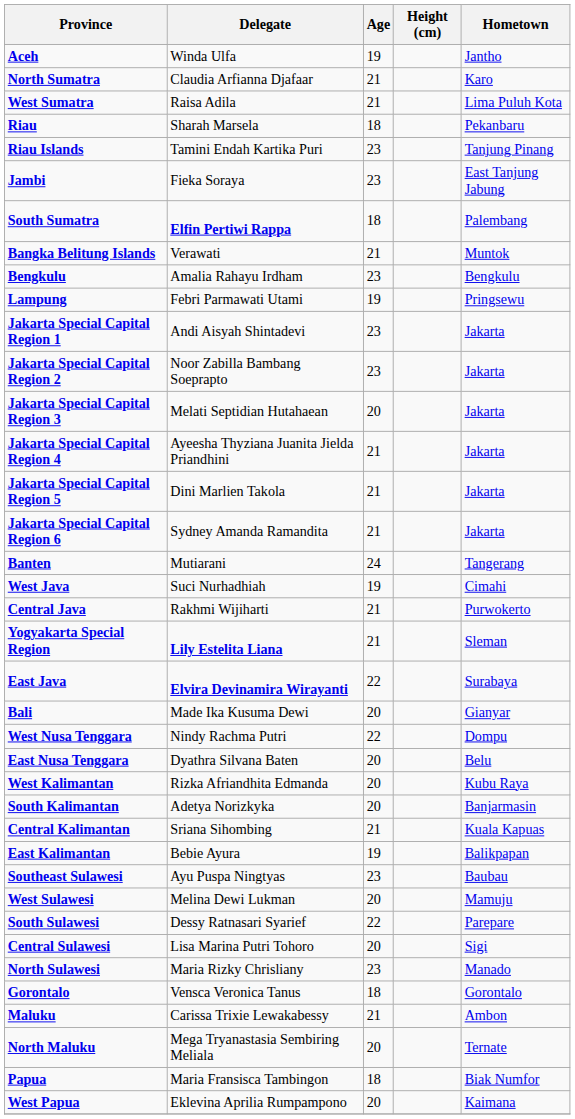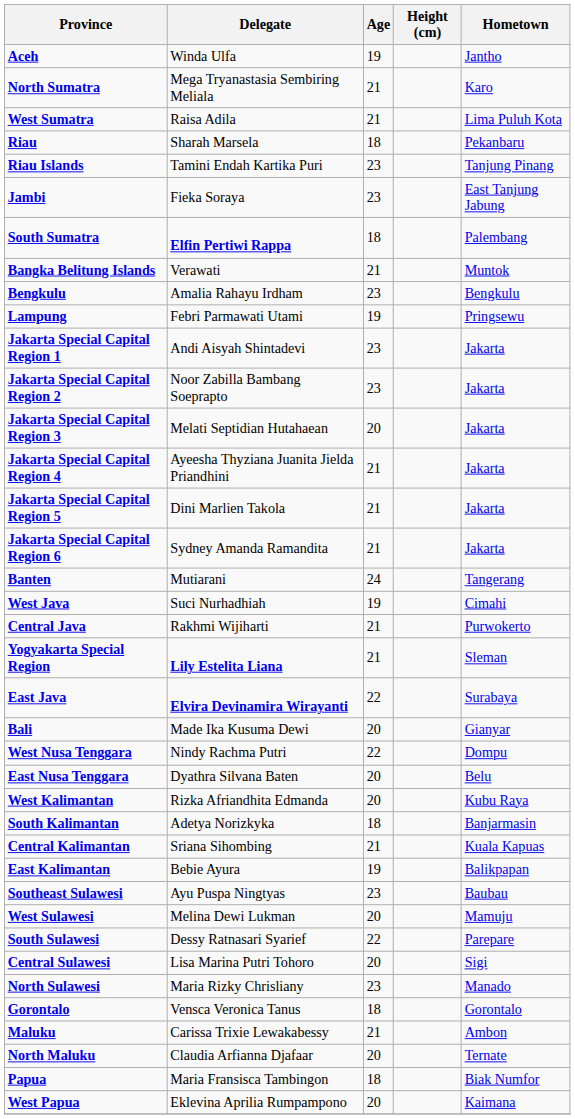(242, 79) Claudia Arfianna Djafaar -> (255, 88) Mega Tryanastasia Sembiring Meliala
(374, 806) 20 -> (374, 823) 18
(255, 1047) Mega Tryanastasia Sembiring Meliala -> (242, 1056) Claudia Arfianna Djafaar
